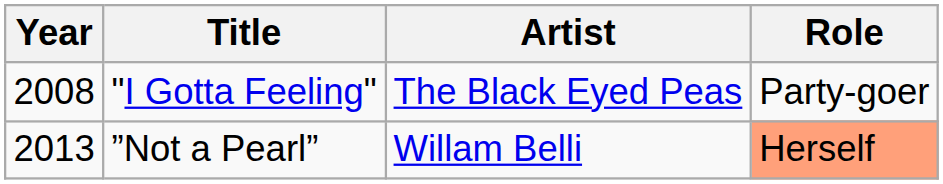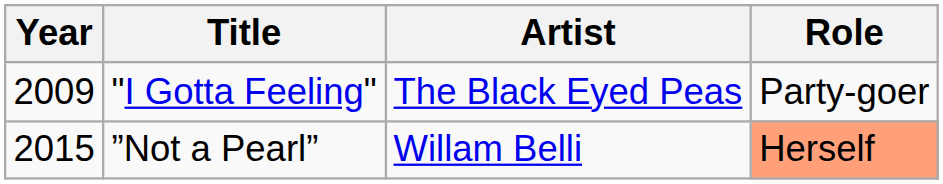(54, 91) 2008 -> (54, 91) 2009
(54, 149) 2013 -> (54, 149) 2015
